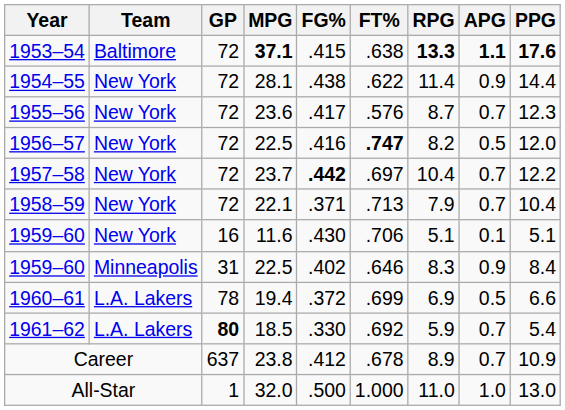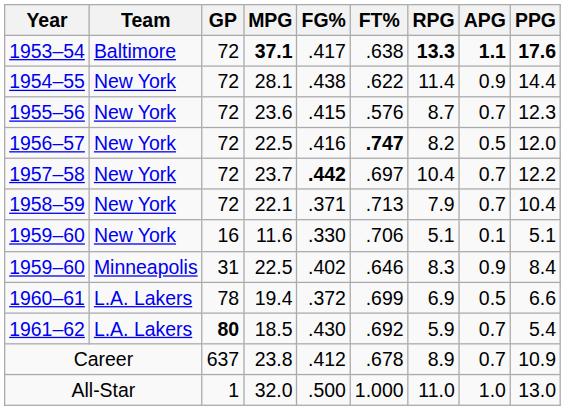(327, 51) .415 -> (327, 51) .417
(327, 113) .417 -> (327, 113) .415
(327, 236) .430 -> (327, 236) .330
(327, 328) .330 -> (327, 328) .430
